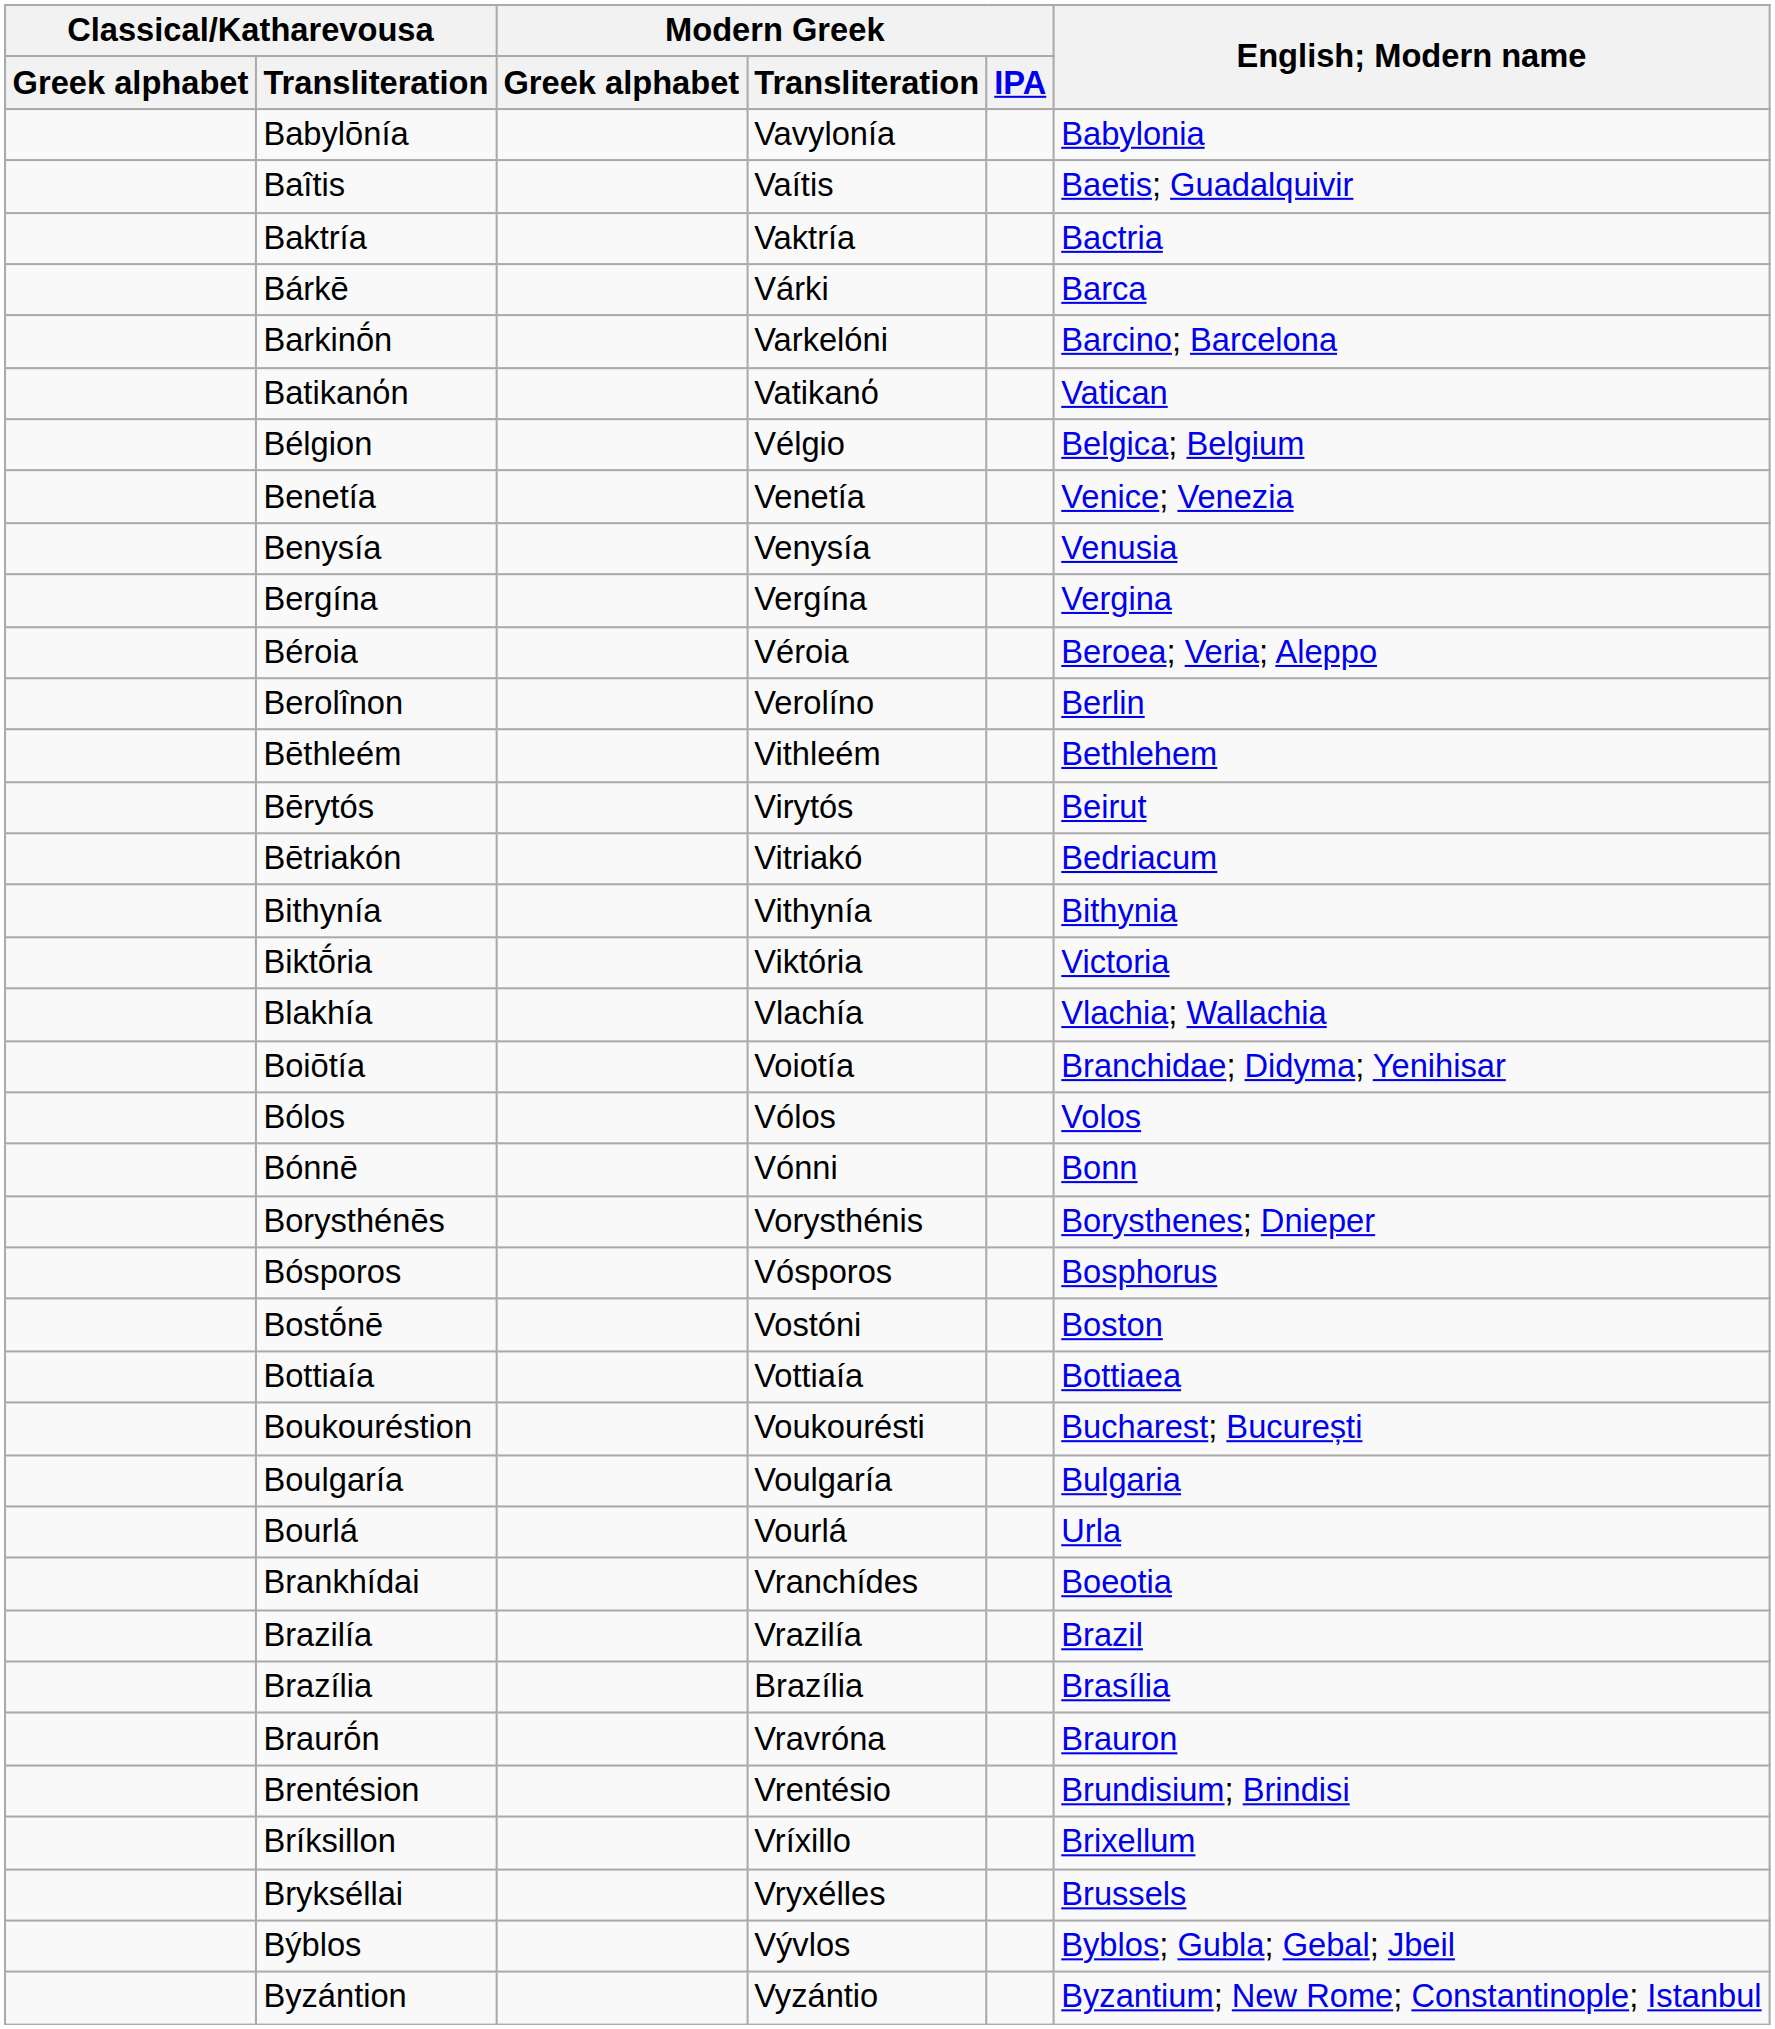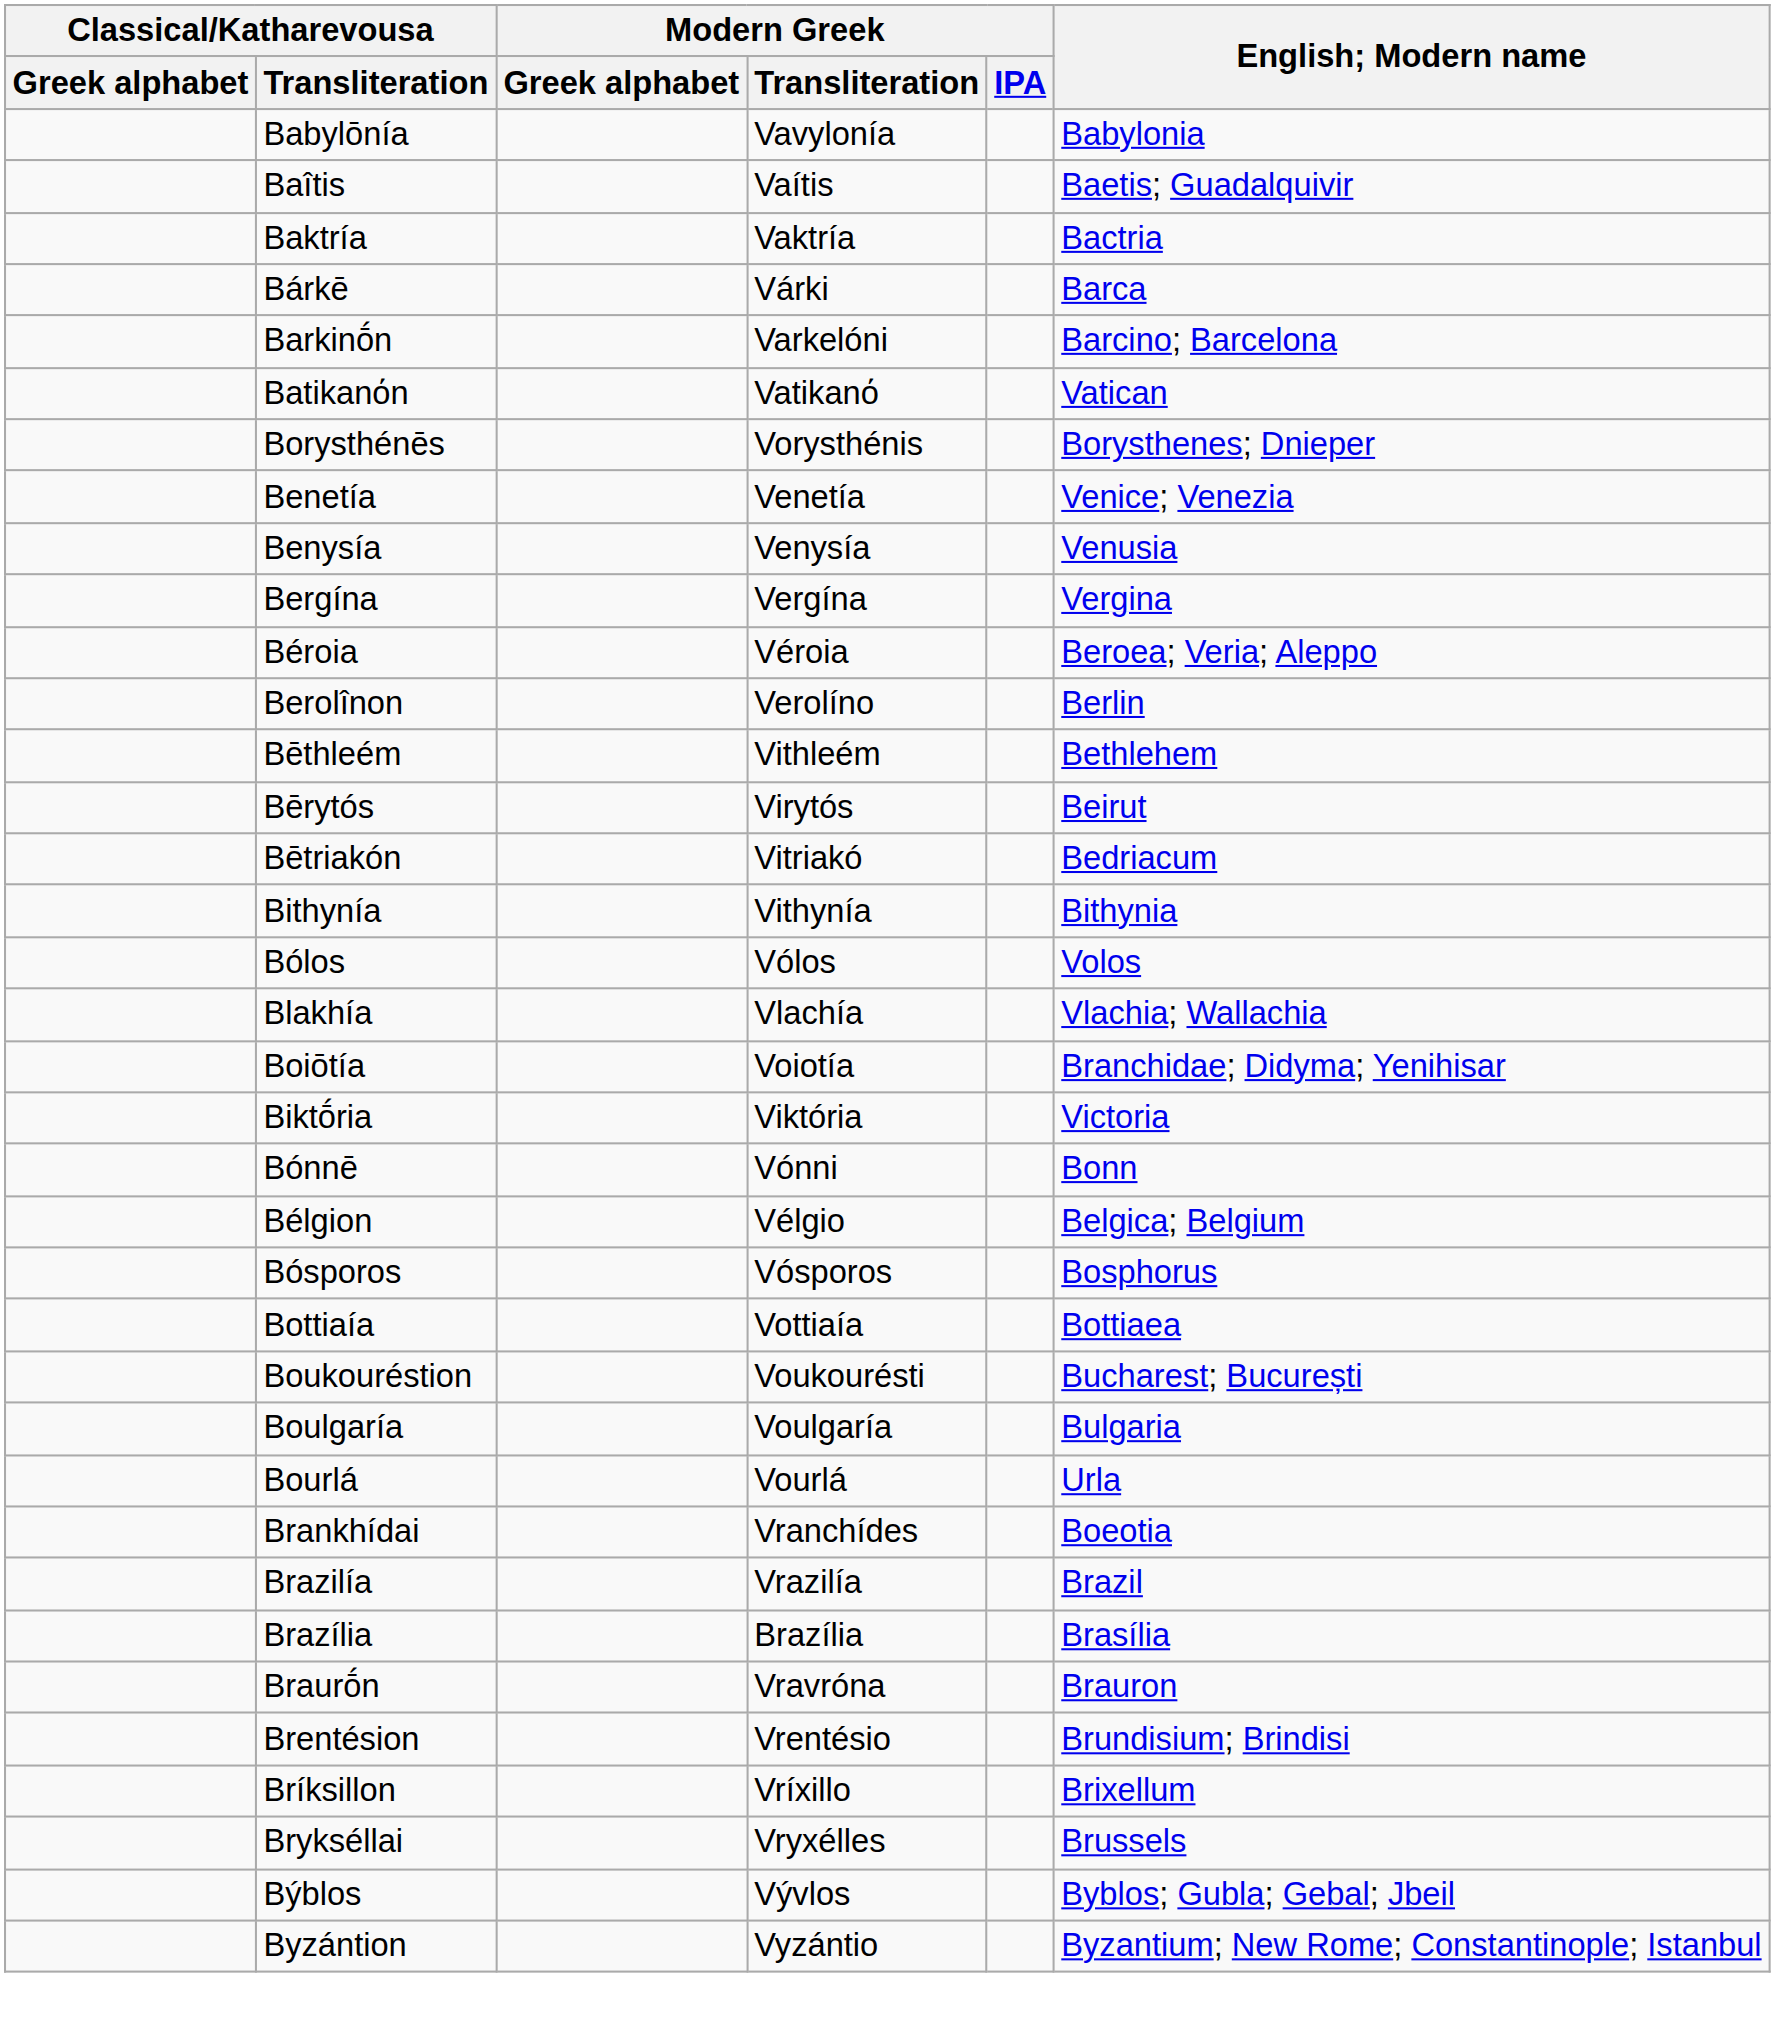rows swapped: (318, 444) <-> (354, 1220)
rows swapped: (318, 962) <-> (304, 1117)
- row: (323, 1324)
